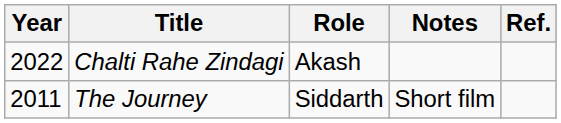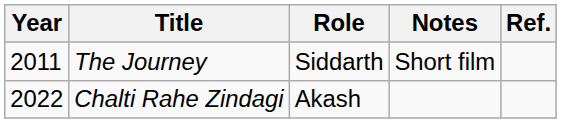rows swapped: (141, 99) <-> (179, 61)
